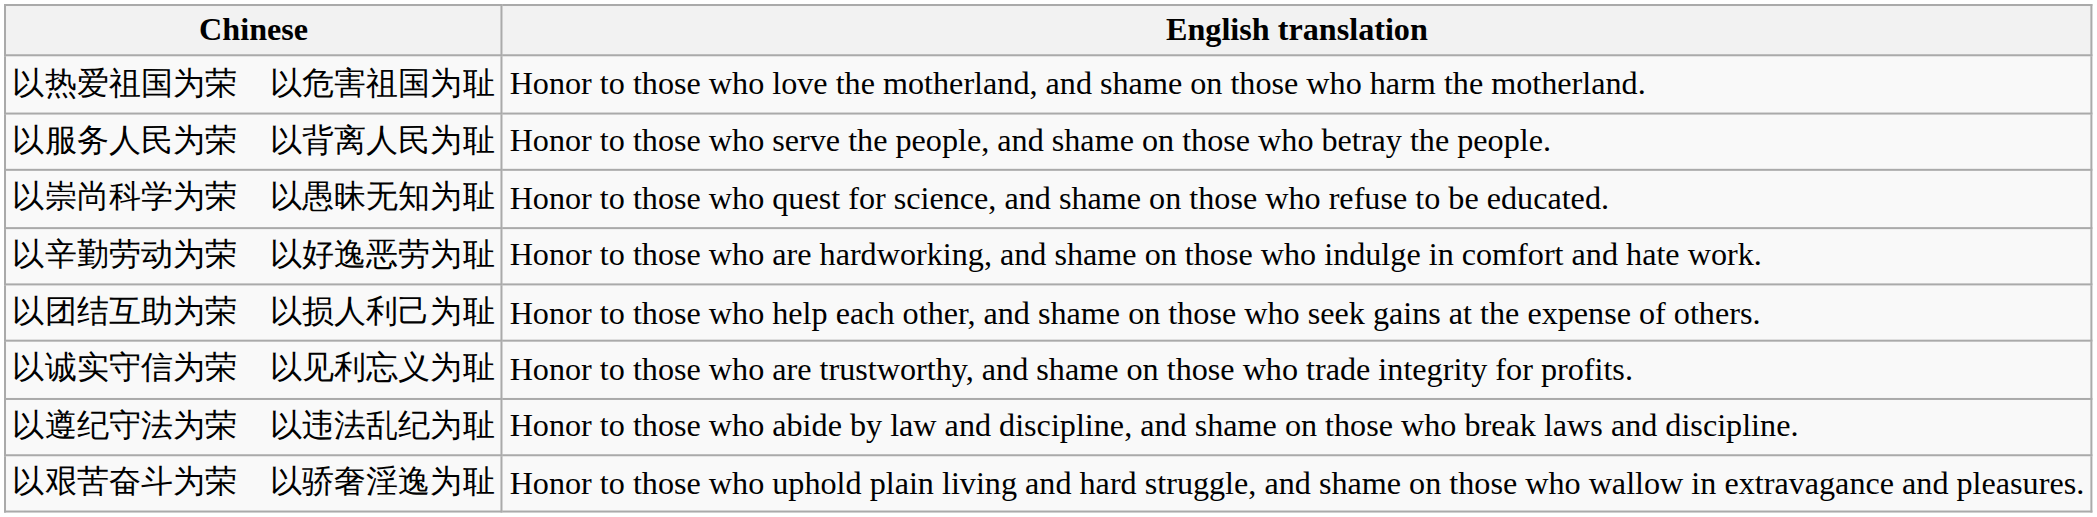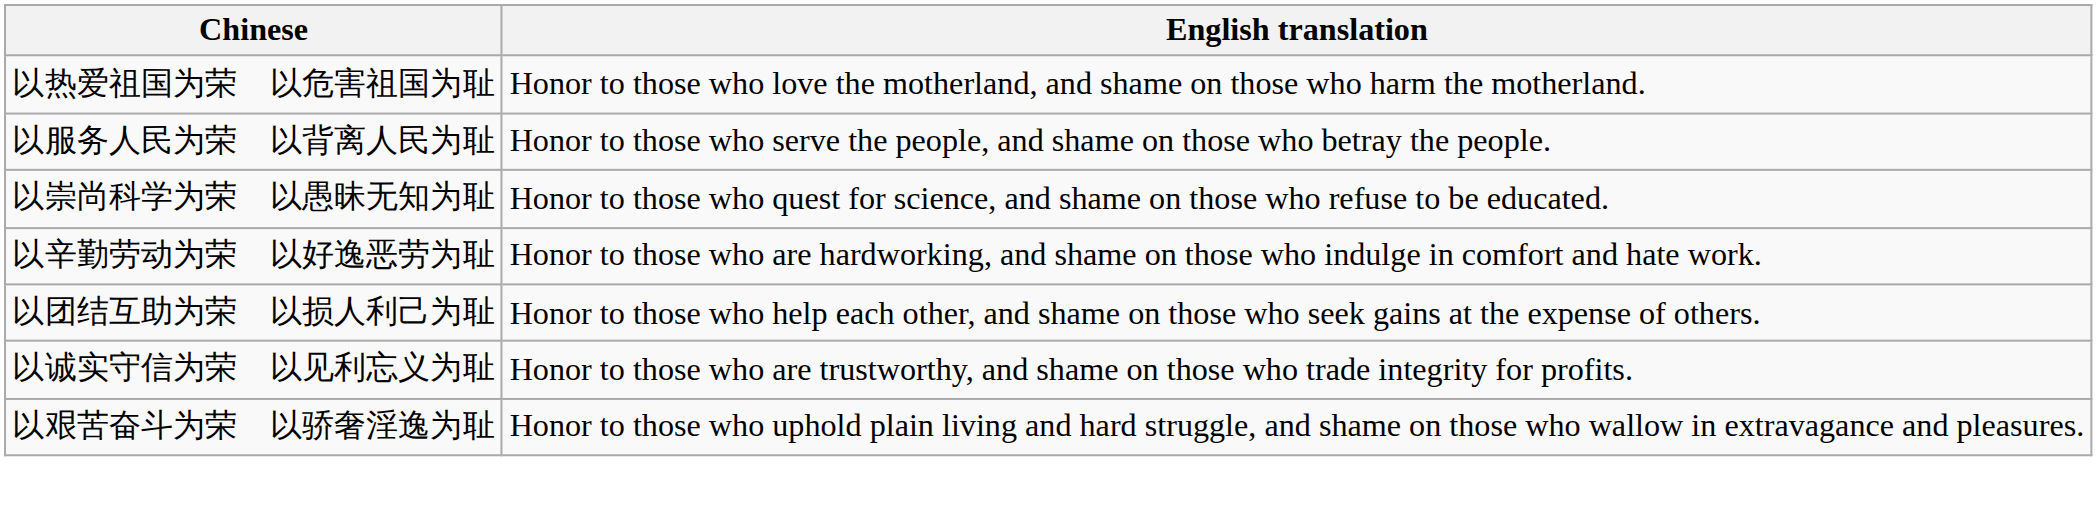- row: (254, 425)
